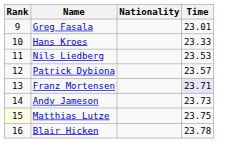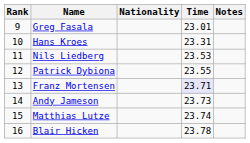+ column: (229, 12)
(198, 41) 23.33 -> (198, 41) 23.31
(198, 71) 23.57 -> (198, 71) 23.55
(17, 116) lightyellow background -> (17, 116) no background
(198, 116) 23.75 -> (198, 116) 23.74
